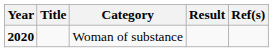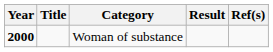(21, 36) 2020 -> (21, 36) 2000
